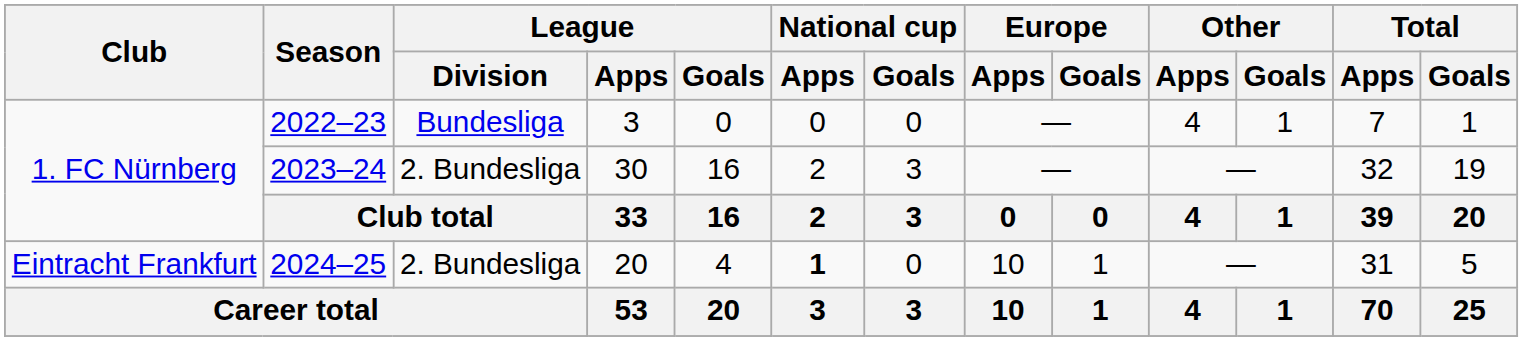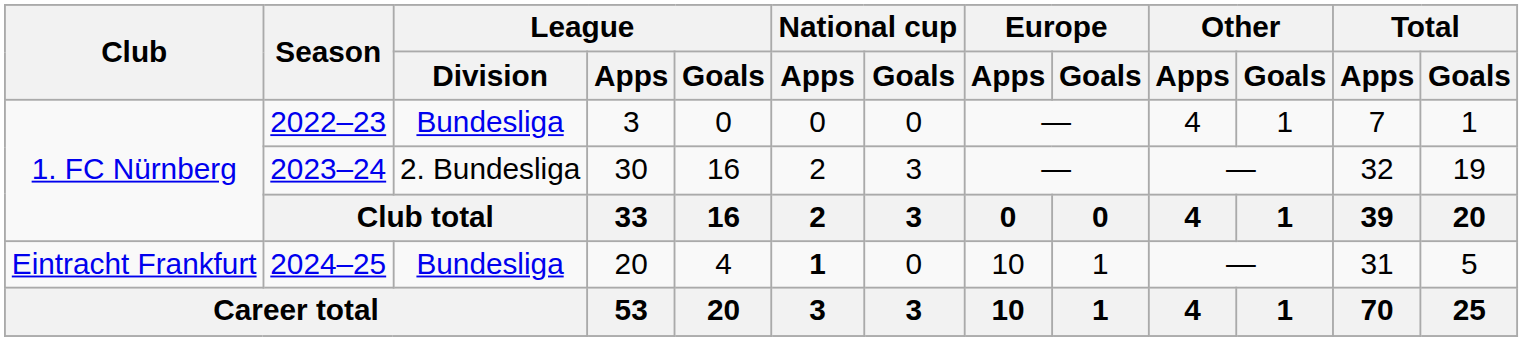(490, 264) 2. Bundesliga -> (490, 264) Bundesliga
